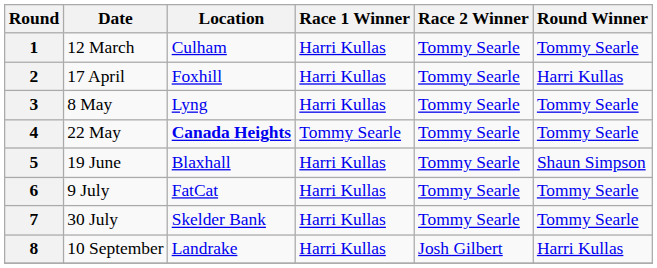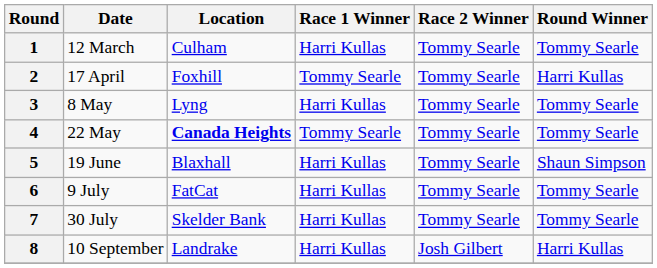(343, 75) Harri Kullas -> (350, 75) Tommy Searle
